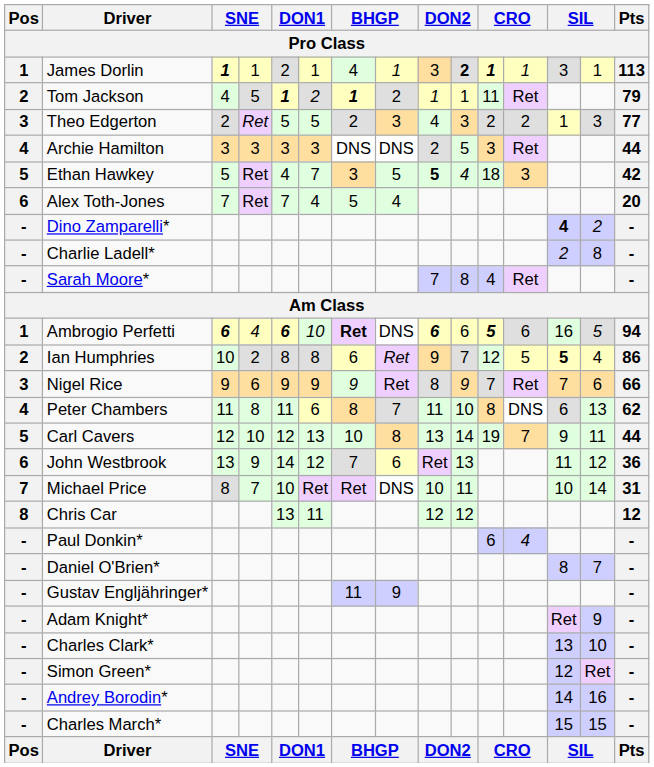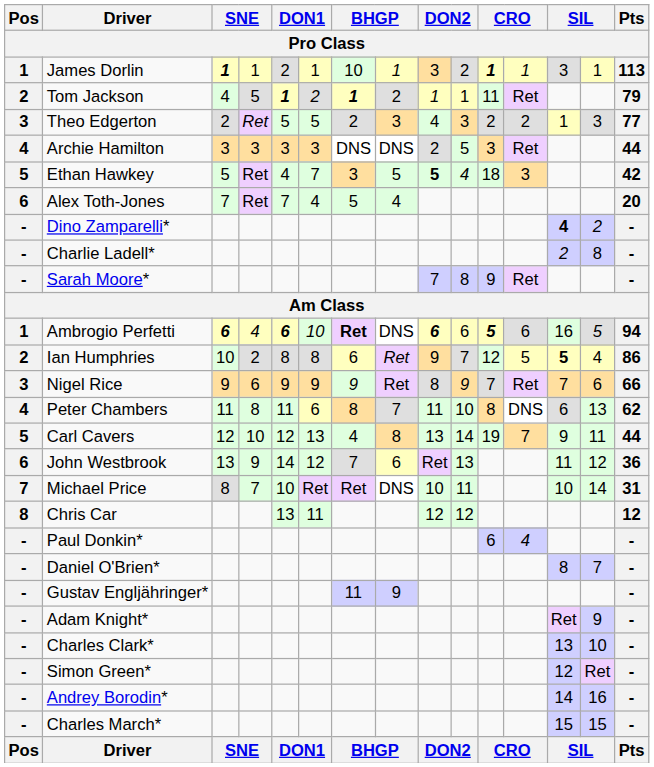(353, 70) 4 -> (353, 70) 10
(465, 70) bold -> (465, 70) normal
(491, 279) 4 -> (491, 279) 9
(353, 436) 10 -> (353, 436) 4
